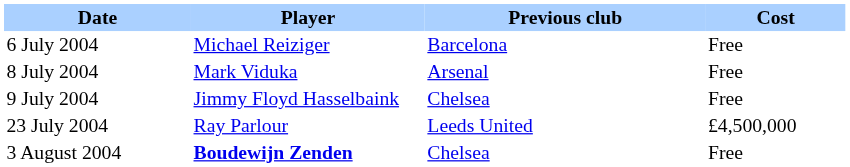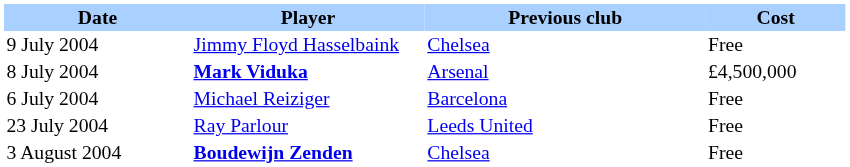rows swapped: (52, 44) <-> (52, 98)
(245, 71) normal -> (251, 71) bold
(725, 71) Free -> (752, 71) £4,500,000
(752, 125) £4,500,000 -> (725, 125) Free
